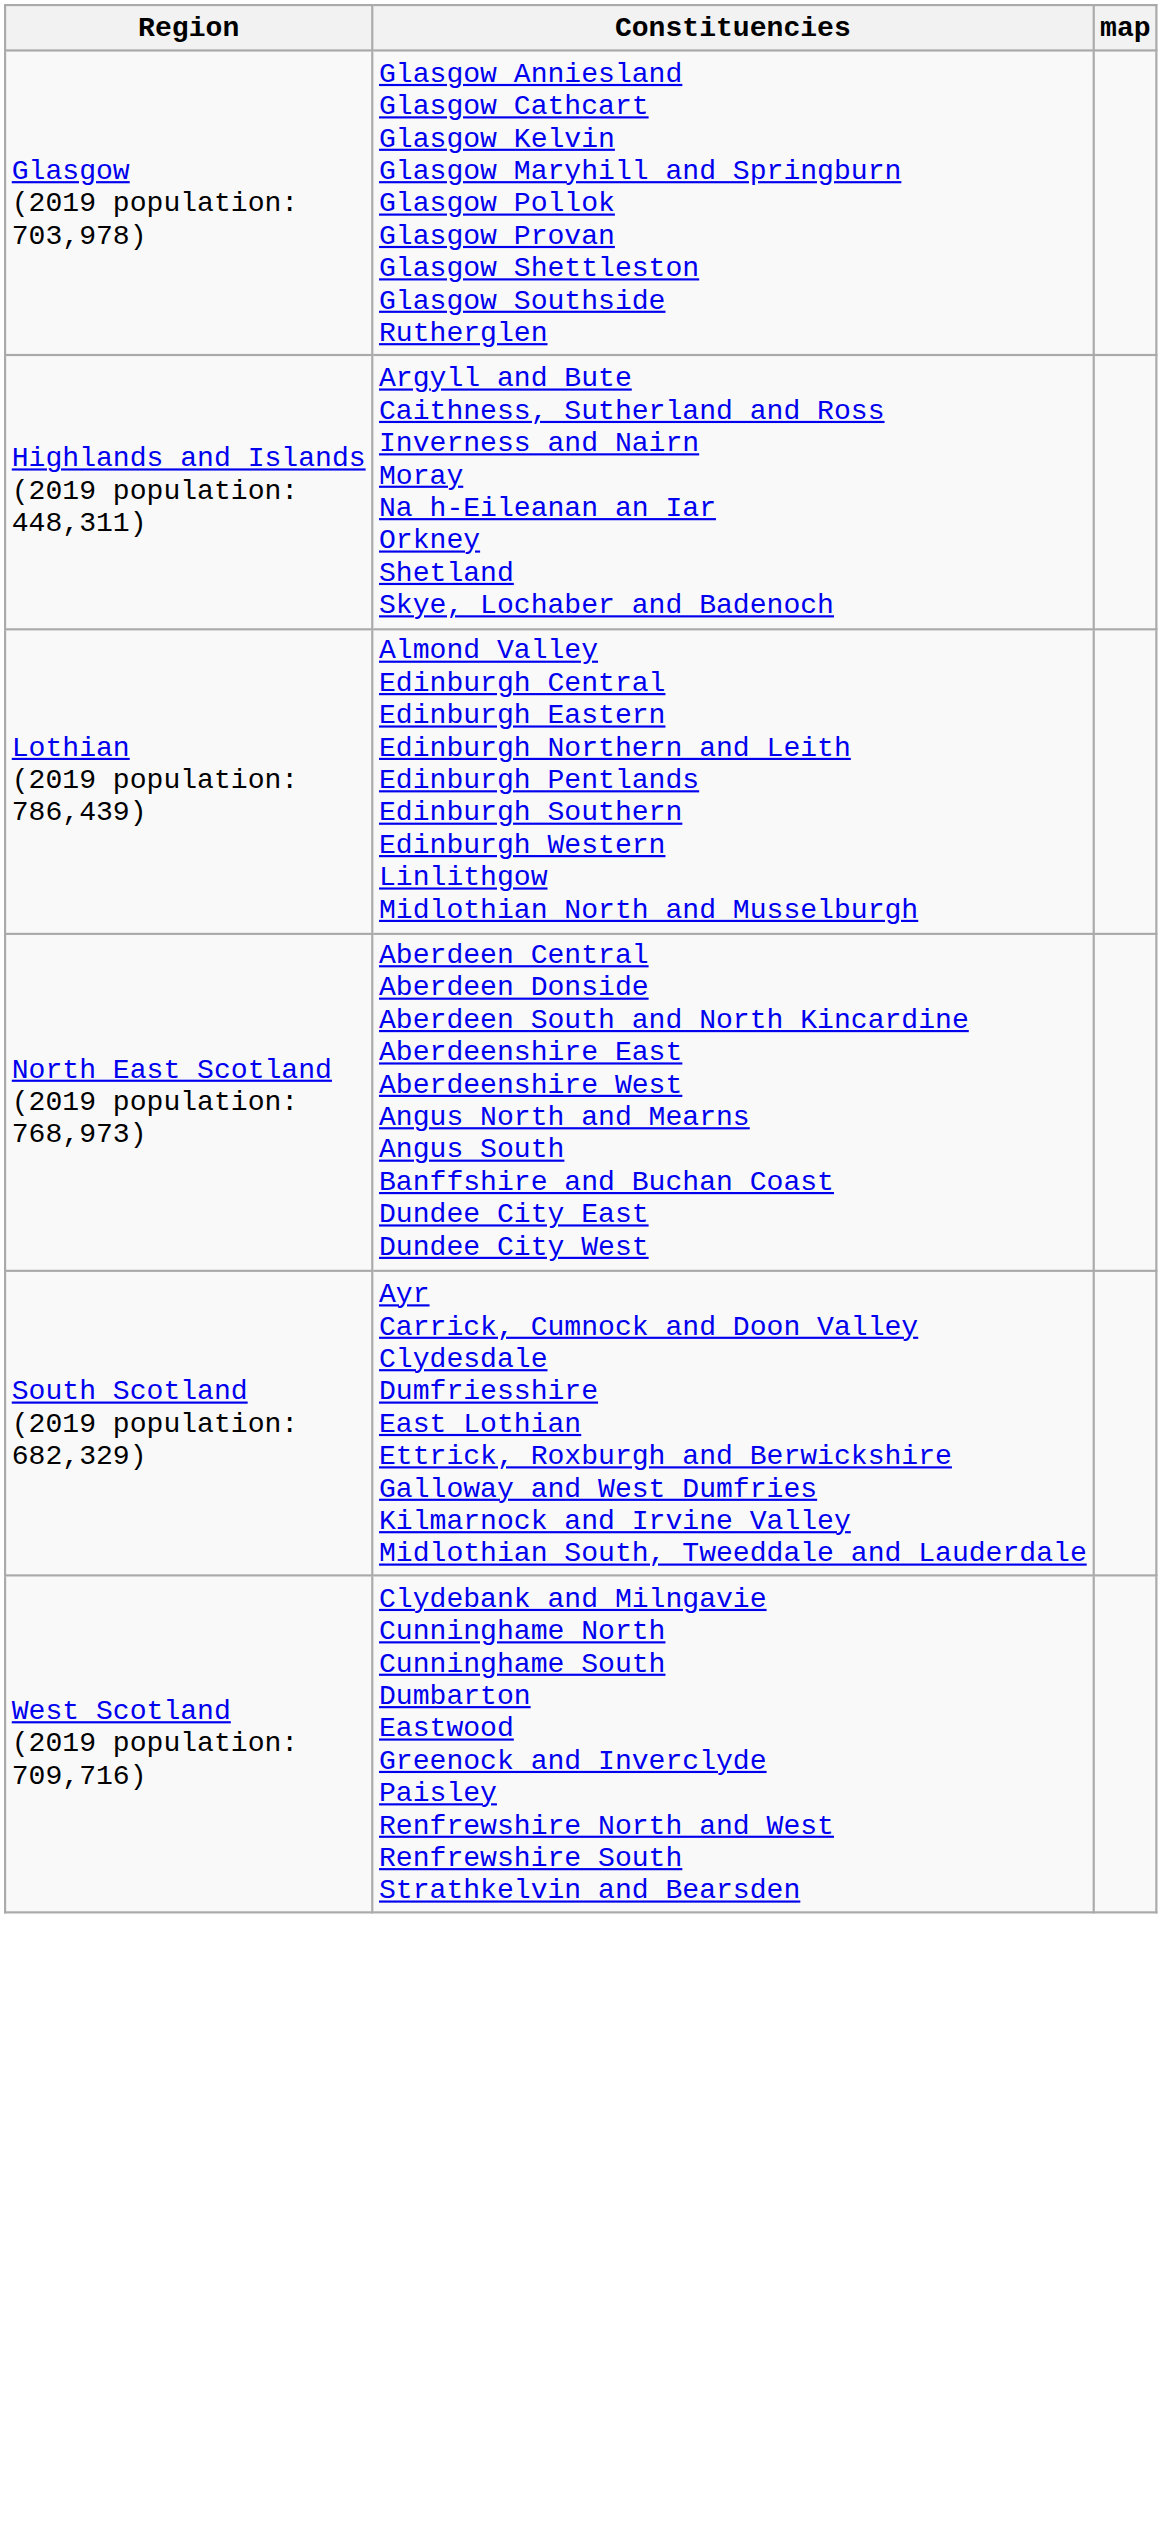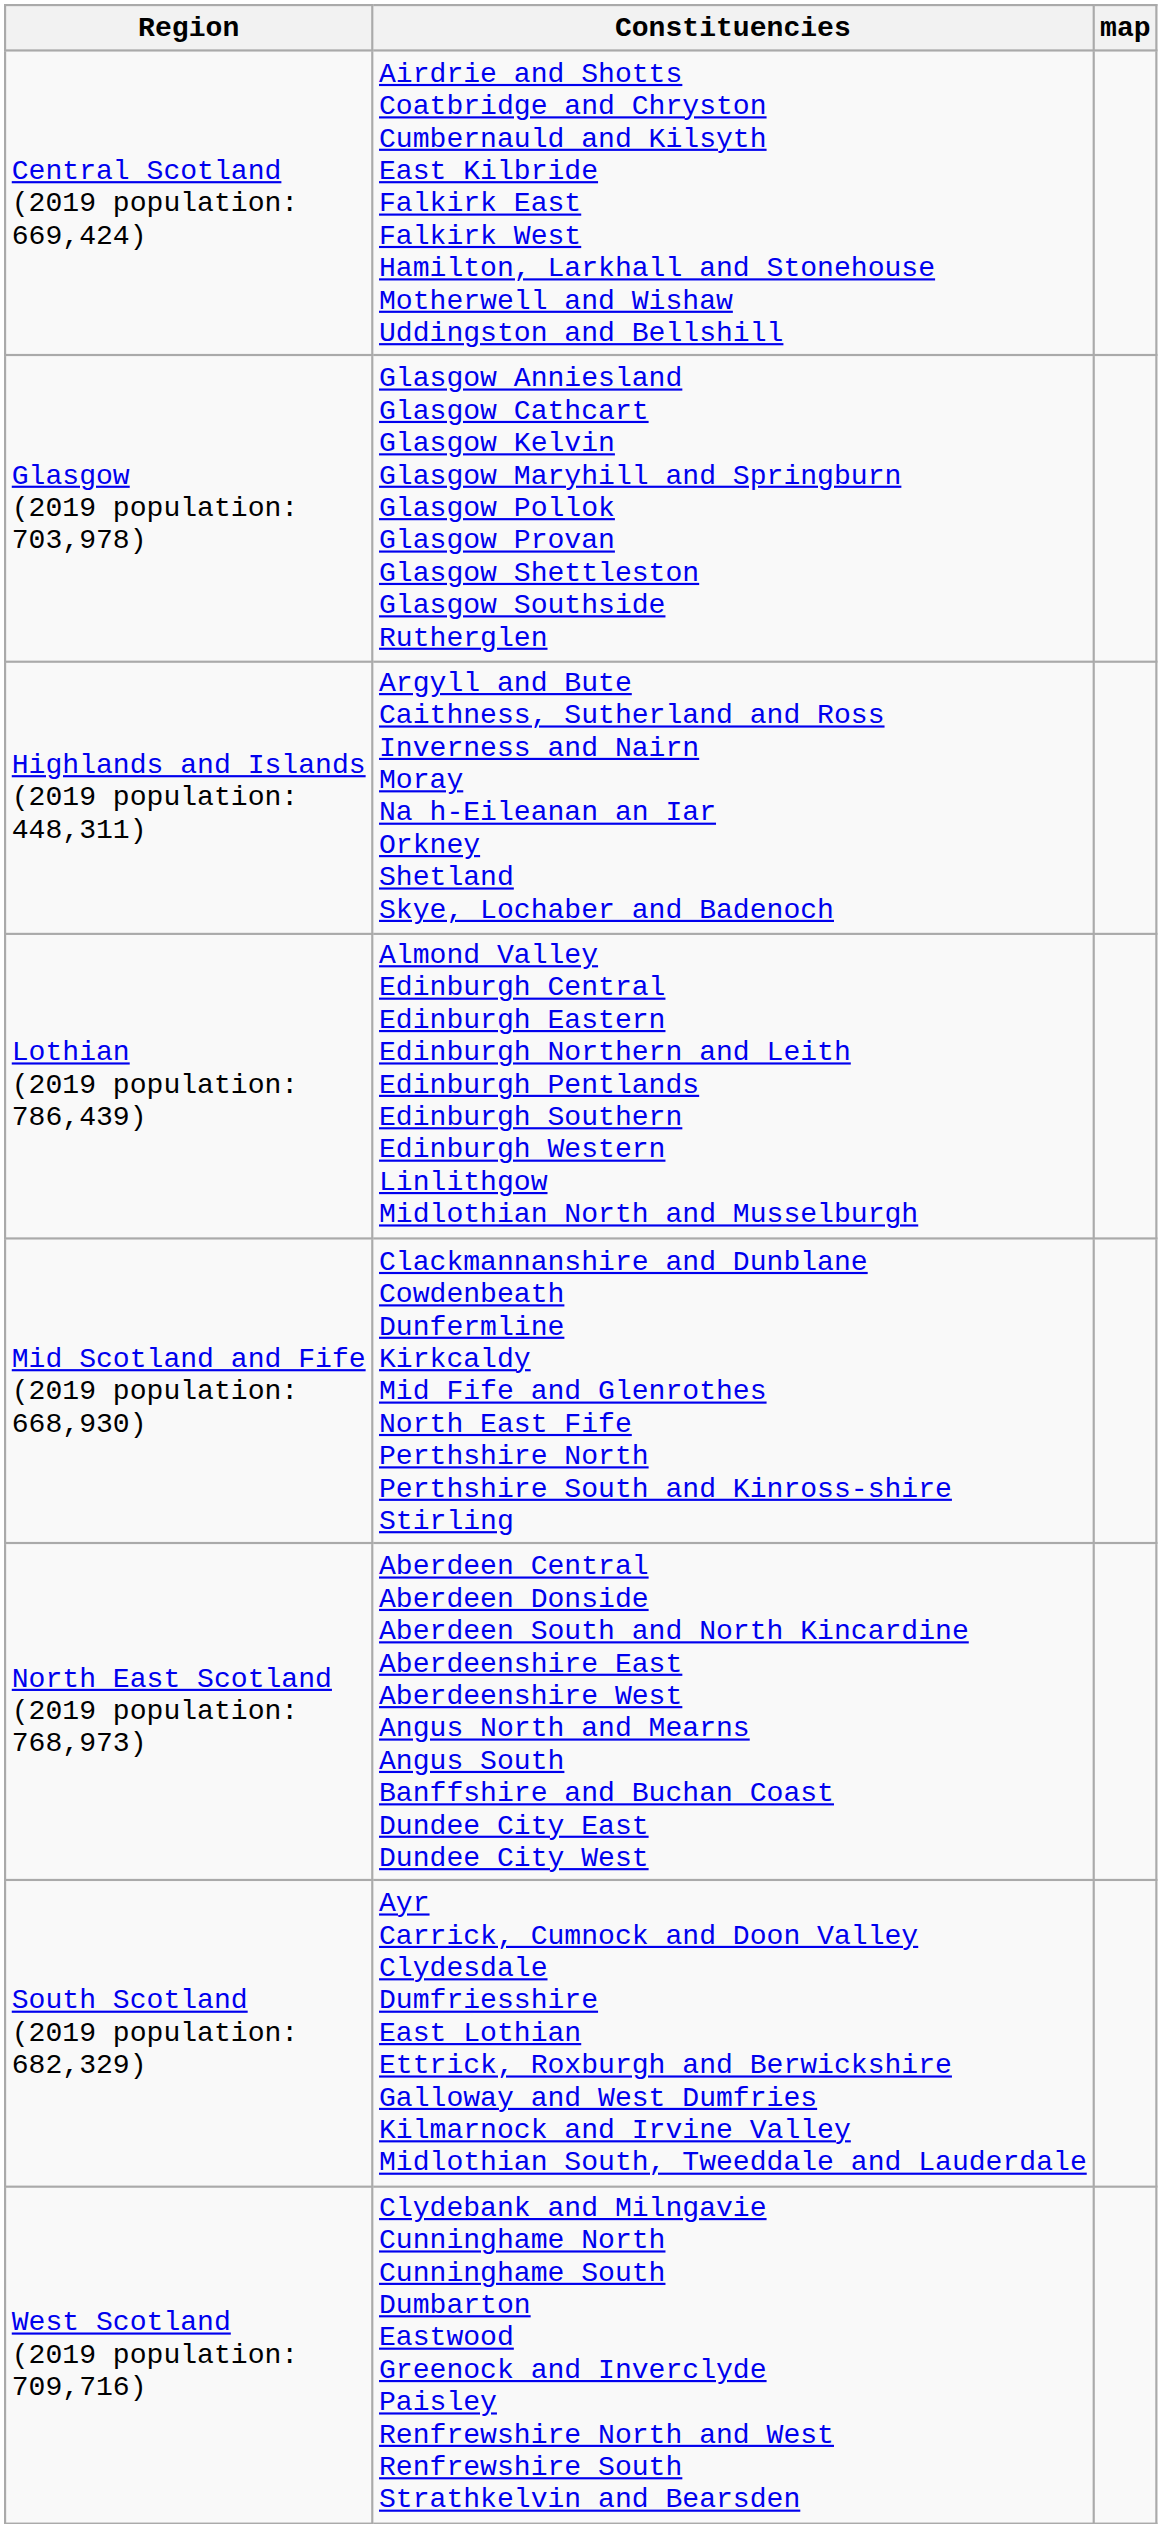+ row: (155, 203)
+ row: (189, 1391)
